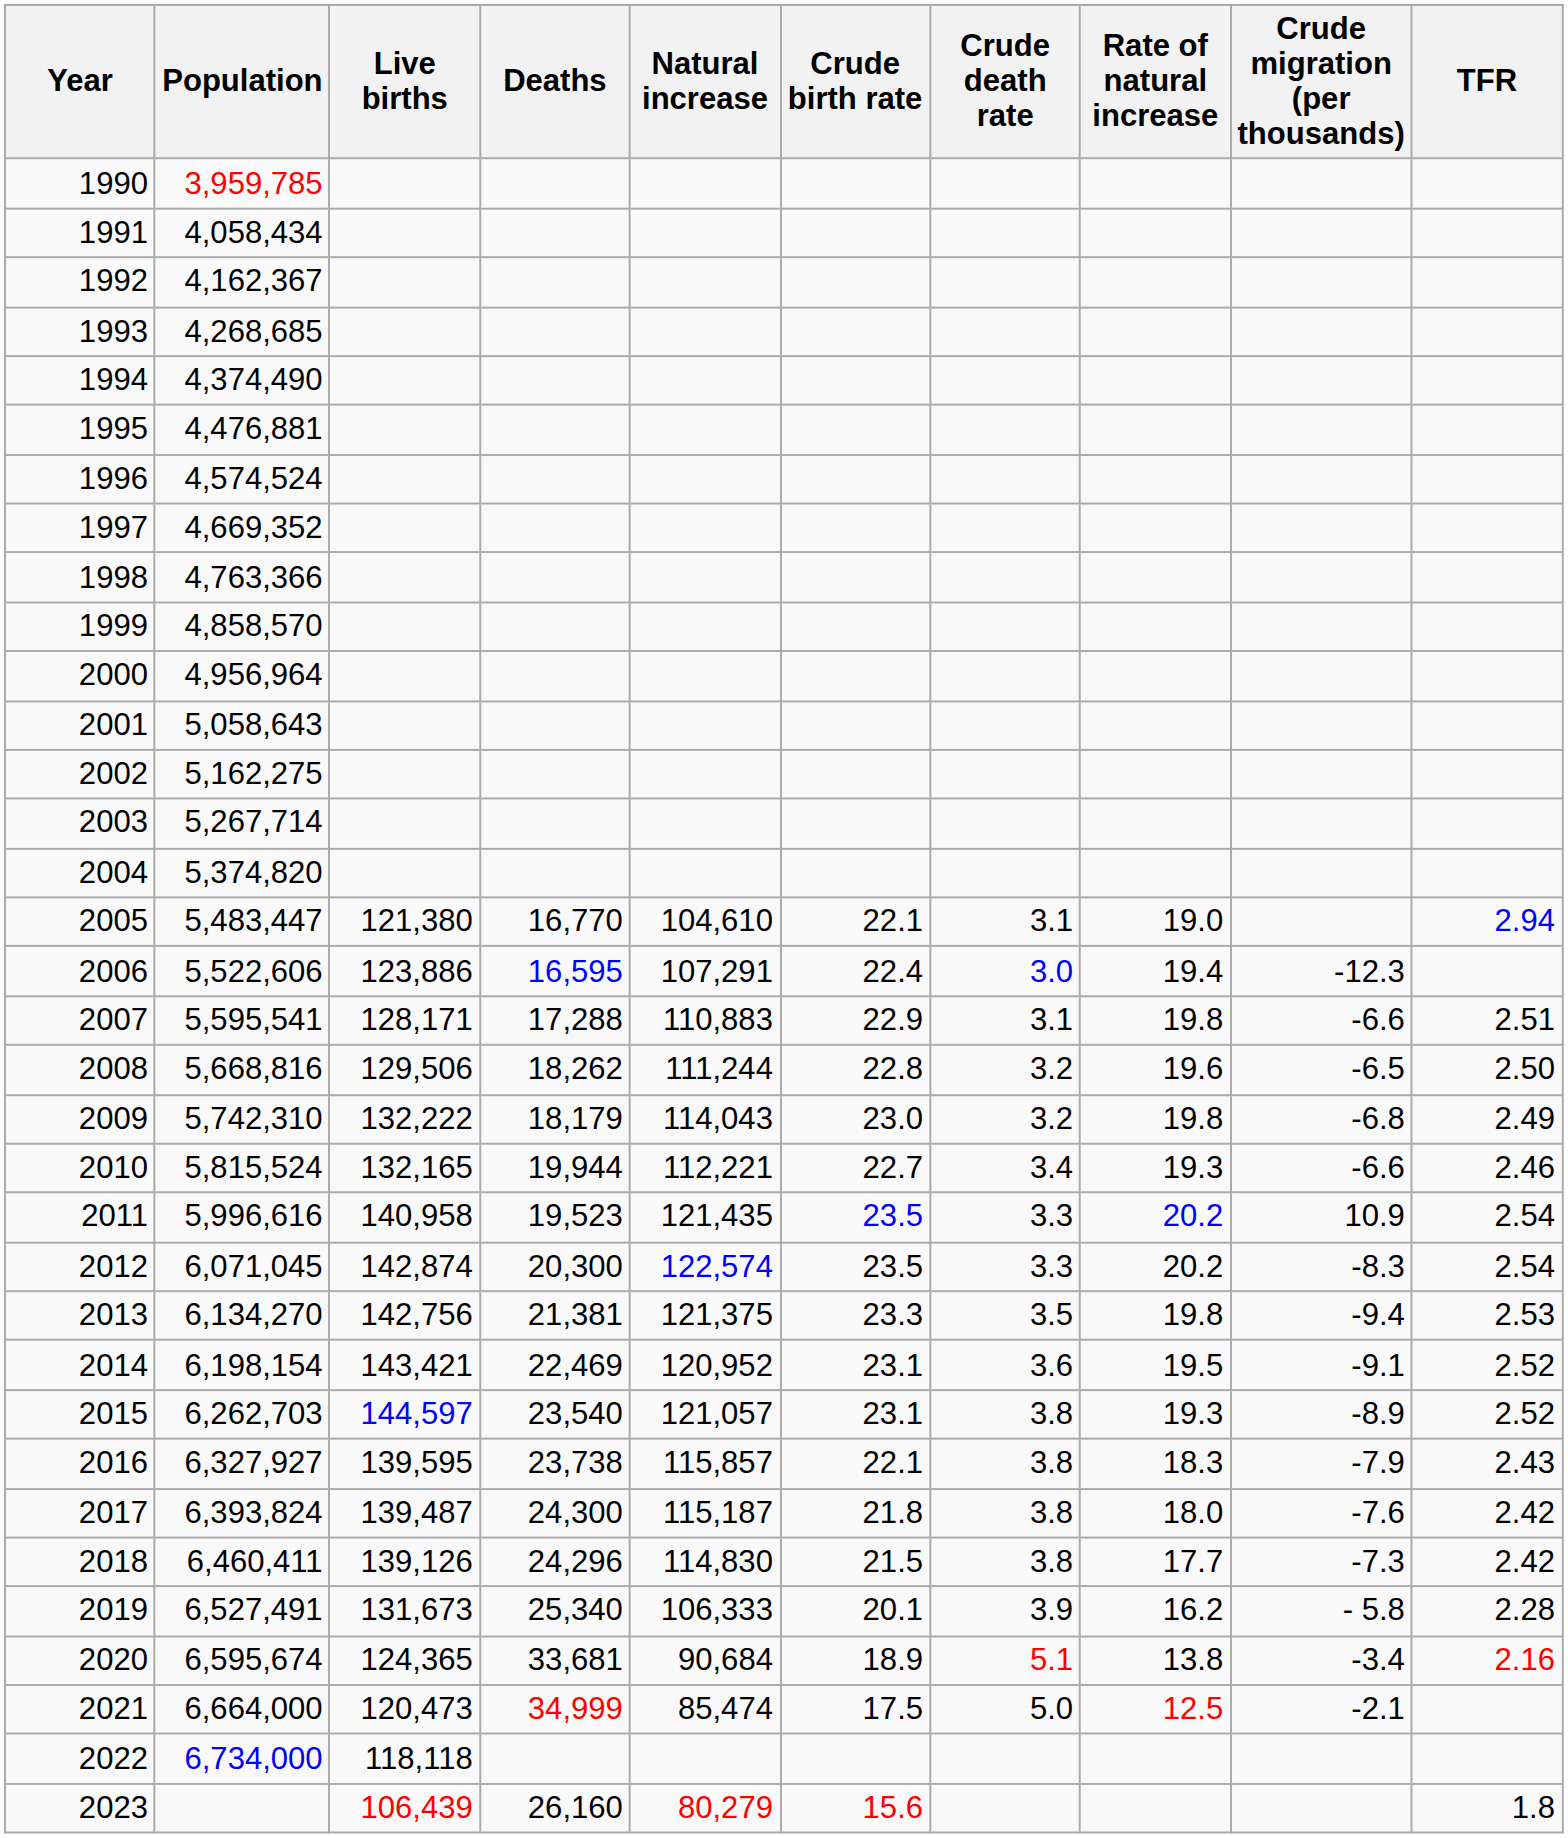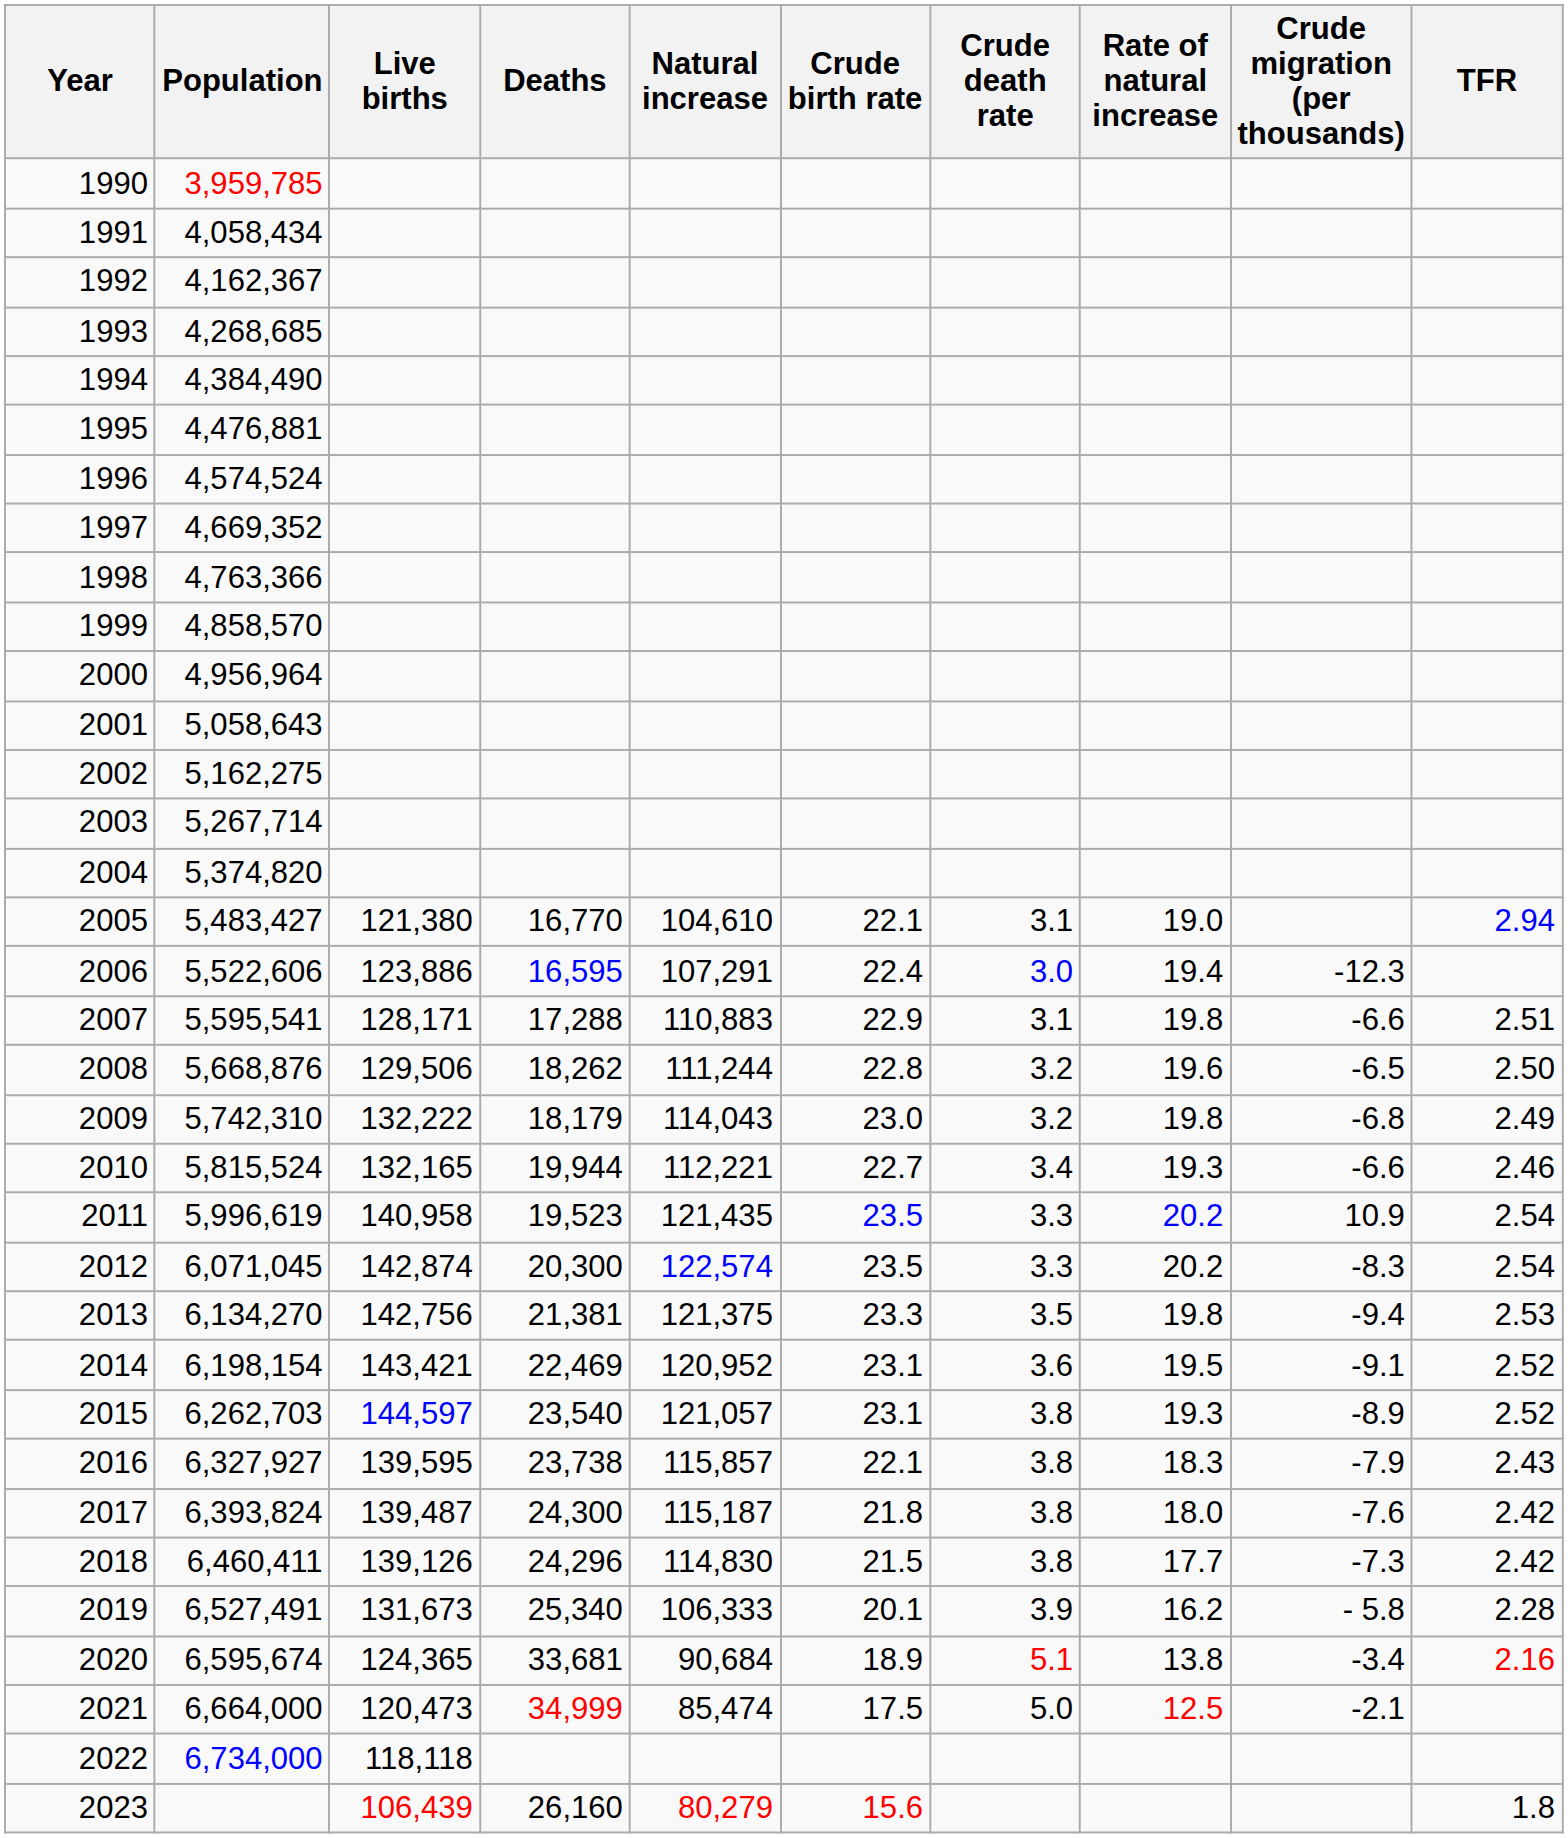(254, 380) 4,374,490 -> (254, 380) 4,384,490
(254, 921) 5,483,447 -> (254, 921) 5,483,427
(254, 1069) 5,668,816 -> (254, 1069) 5,668,876
(254, 1216) 5,996,616 -> (254, 1216) 5,996,619
